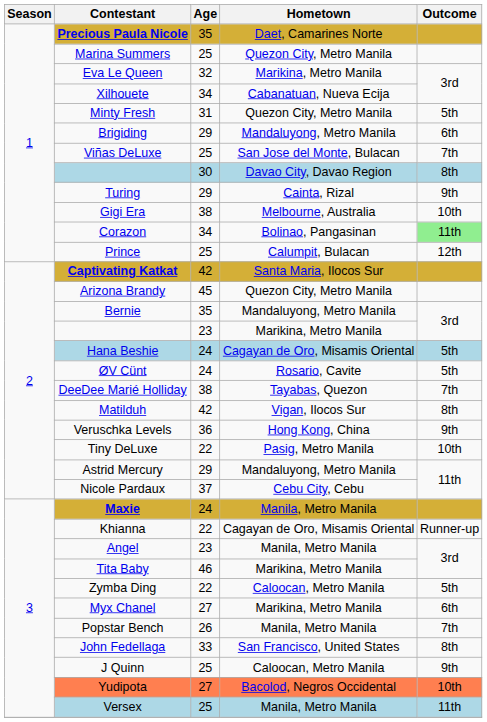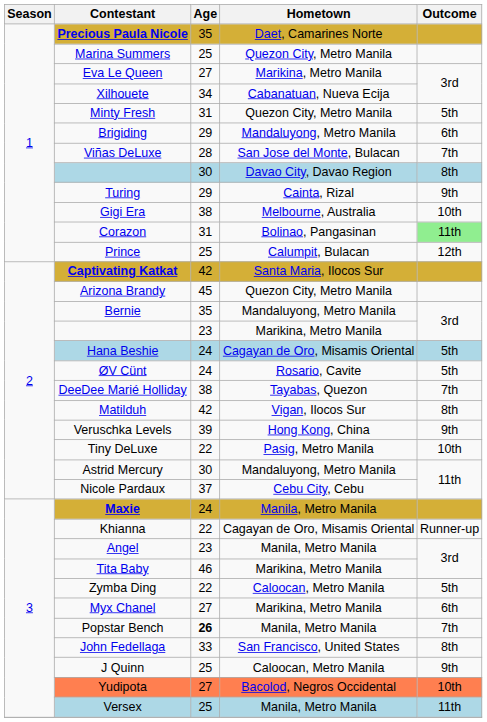(205, 73) 32 -> (205, 73) 27
(205, 152) 25 -> (205, 152) 28
(205, 232) 34 -> (205, 232) 31
(205, 430) 36 -> (205, 430) 39
(205, 469) 29 -> (205, 469) 30
(205, 627) normal -> (205, 627) bold
